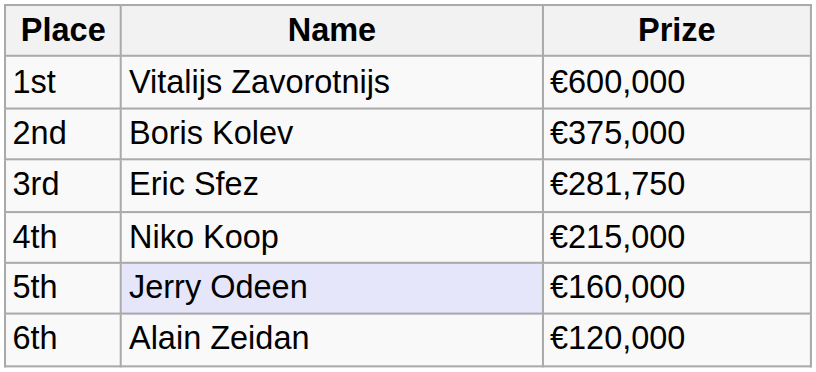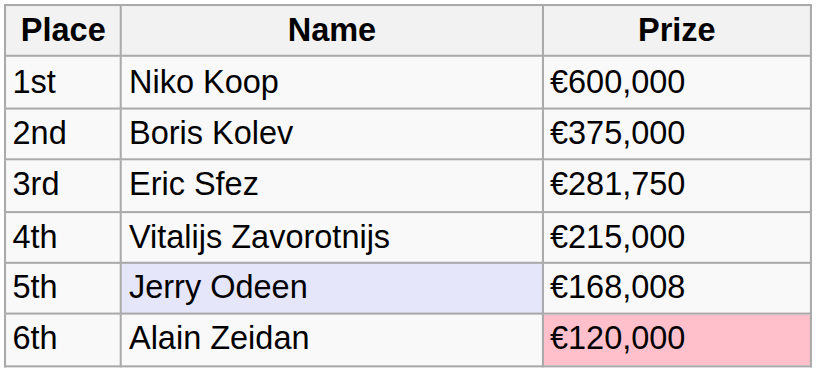(260, 81) Vitalijs Zavorotnijs -> (204, 81) Niko Koop
(204, 236) Niko Koop -> (260, 236) Vitalijs Zavorotnijs
(618, 287) €160,000 -> (618, 287) €168,008
(618, 339) no background -> (618, 339) pink background
